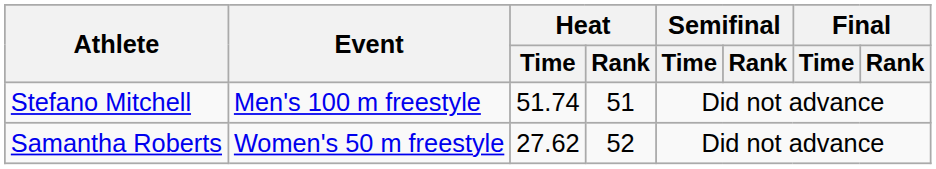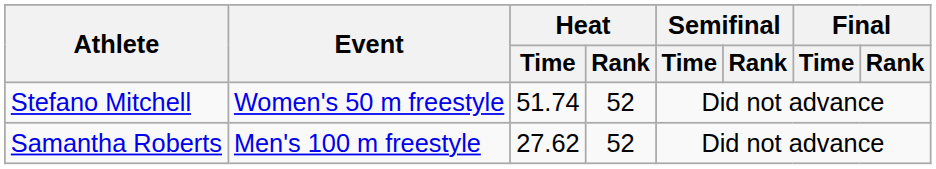(357, 103) Men's 100 m freestyle -> (369, 103) Women's 50 m freestyle
(621, 103) 51 -> (621, 103) 52
(369, 143) Women's 50 m freestyle -> (357, 143) Men's 100 m freestyle
